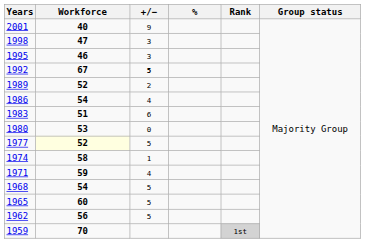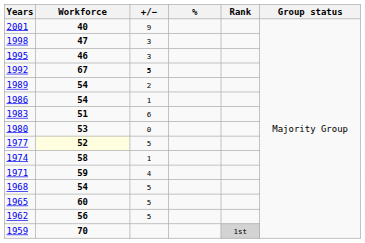(83, 85) 52 -> (83, 85) 54
(149, 100) 4 -> (149, 100) 1
